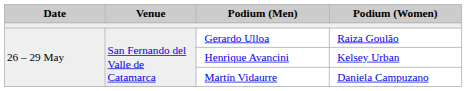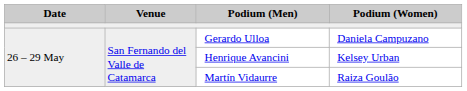(365, 38) Raiza Goulão -> (380, 38) Daniela Campuzano
(380, 77) Daniela Campuzano -> (365, 77) Raiza Goulão
